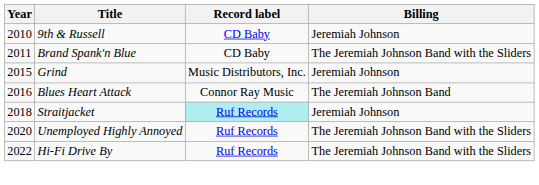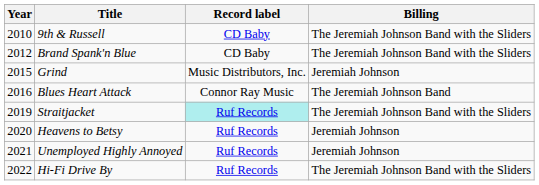(355, 33) Jeremiah Johnson -> (421, 33) The Jeremiah Johnson Band with the Sliders
(19, 53) 2011 -> (20, 53) 2012
(20, 111) 2018 -> (20, 111) 2019
(355, 111) Jeremiah Johnson -> (421, 111) The Jeremiah Johnson Band with the Sliders
+ row: (80, 131)
(20, 131) 2020 -> (20, 151) 2021
(421, 131) The Jeremiah Johnson Band with the Sliders -> (355, 151) Jeremiah Johnson
